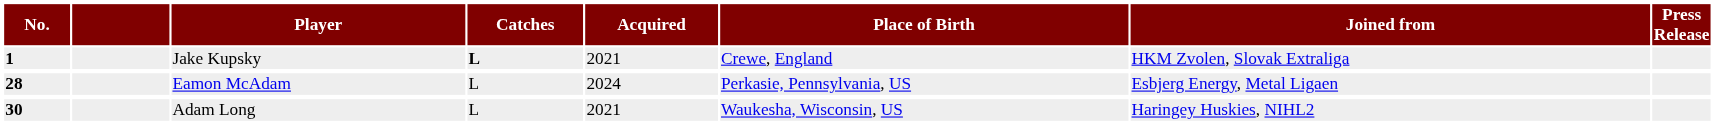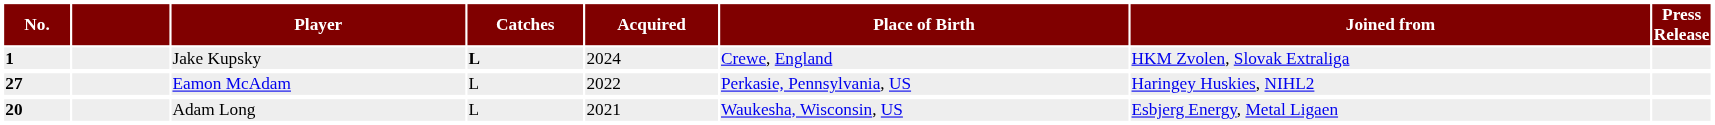(604, 58) 2021 -> (604, 58) 2024
(14, 84) 28 -> (14, 84) 27
(604, 84) 2024 -> (604, 84) 2022
(1235, 84) Esbjerg Energy, Metal Ligaen -> (1223, 84) Haringey Huskies, NIHL2
(14, 109) 30 -> (14, 109) 20
(1223, 109) Haringey Huskies, NIHL2 -> (1235, 109) Esbjerg Energy, Metal Ligaen
